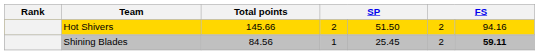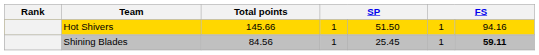(334, 27) 2 -> (334, 27) 1
(441, 27) 2 -> (441, 27) 1
(441, 42) 2 -> (441, 42) 1
